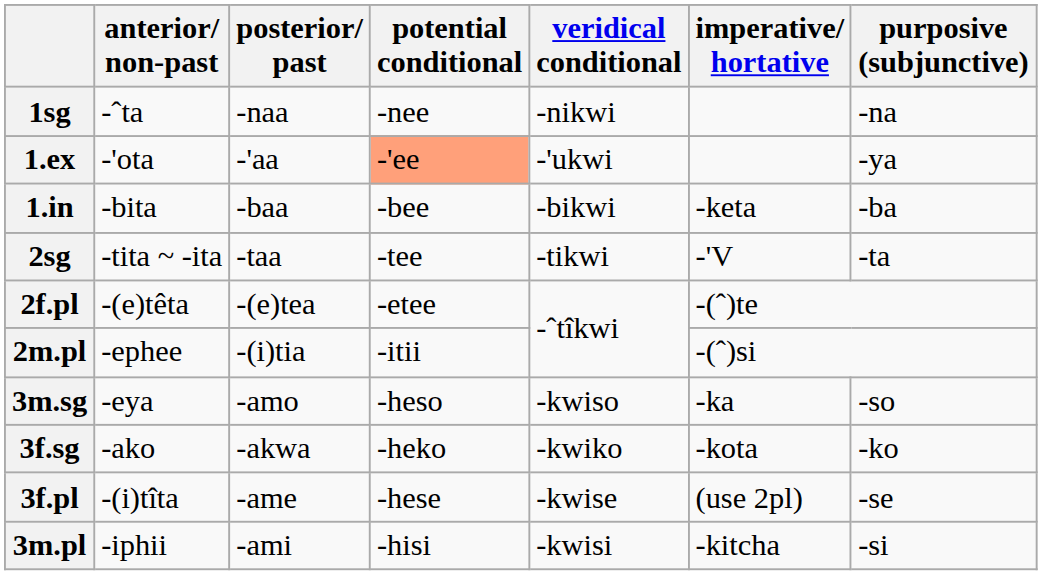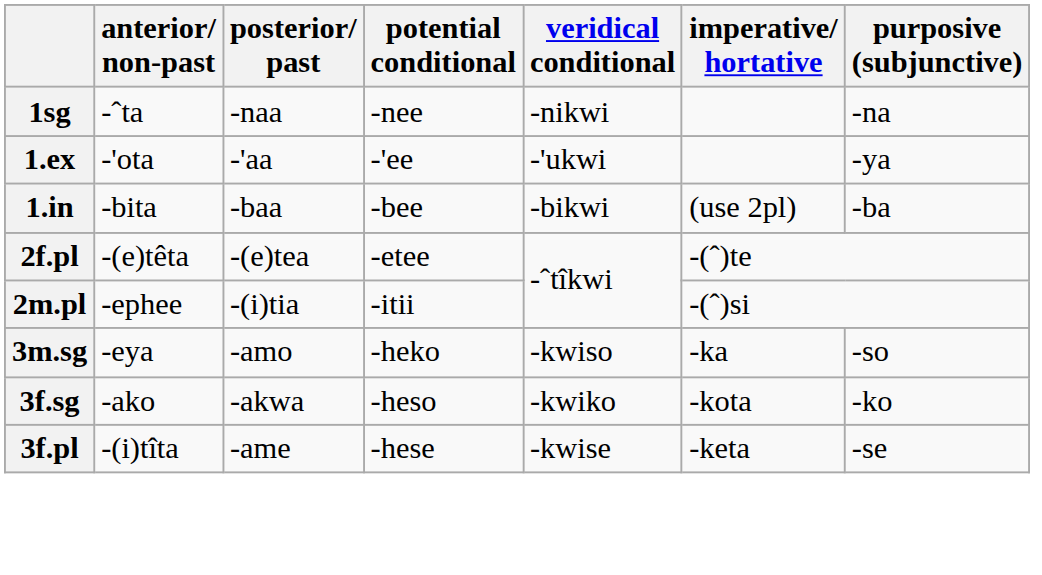(398, 159) lightsalmon background -> (392, 159) no background
(726, 207) -keta -> (743, 207) (use 2pl)
- row: (50, 255)
(410, 400) -heso -> (405, 352) -heko
(412, 448) -heko -> (404, 400) -heso
(749, 496) (use 2pl) -> (720, 448) -keta
- row: (50, 544)
